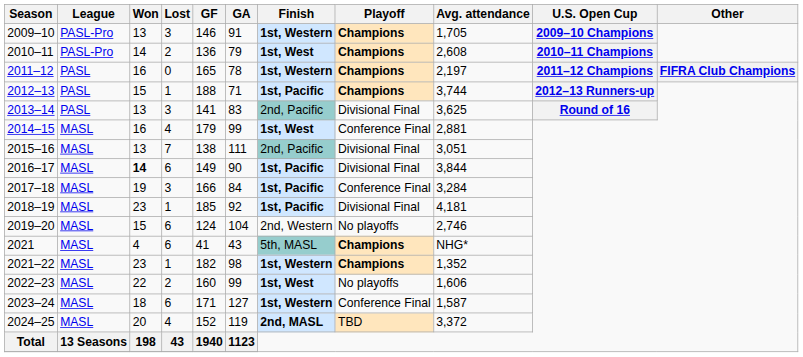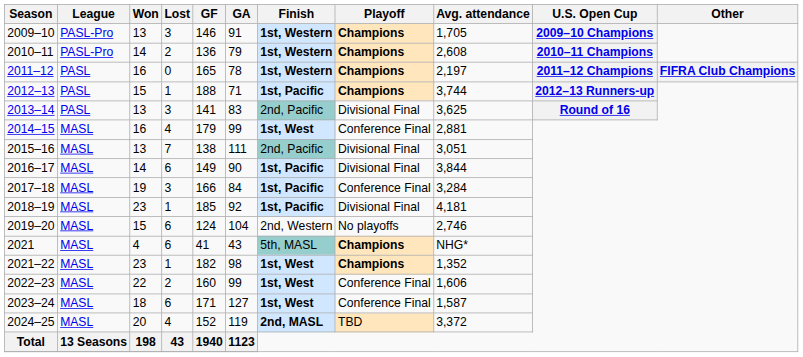(287, 52) 1st, West -> (296, 52) 1st, Western
(139, 168) bold -> (139, 168) normal
(296, 264) 1st, Western -> (287, 264) 1st, West
(368, 284) No playoffs -> (384, 284) Conference Final
(296, 303) 1st, Western -> (287, 303) 1st, West
